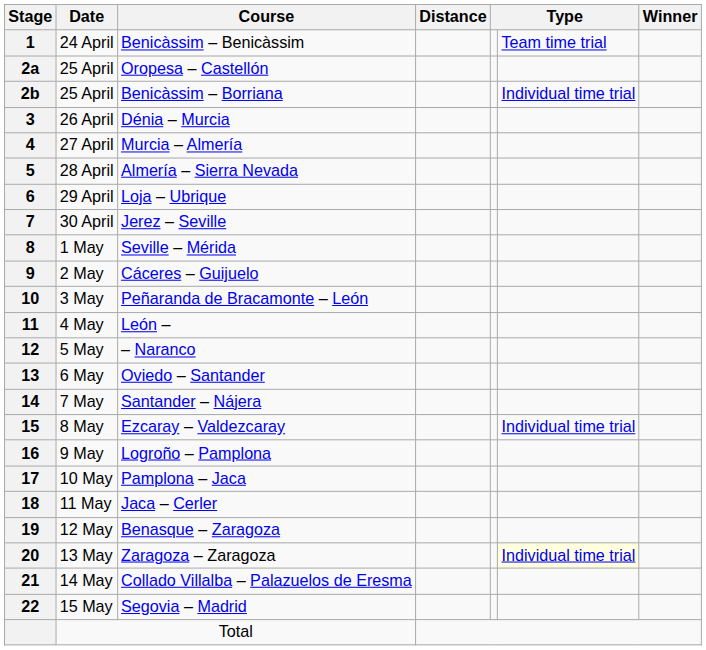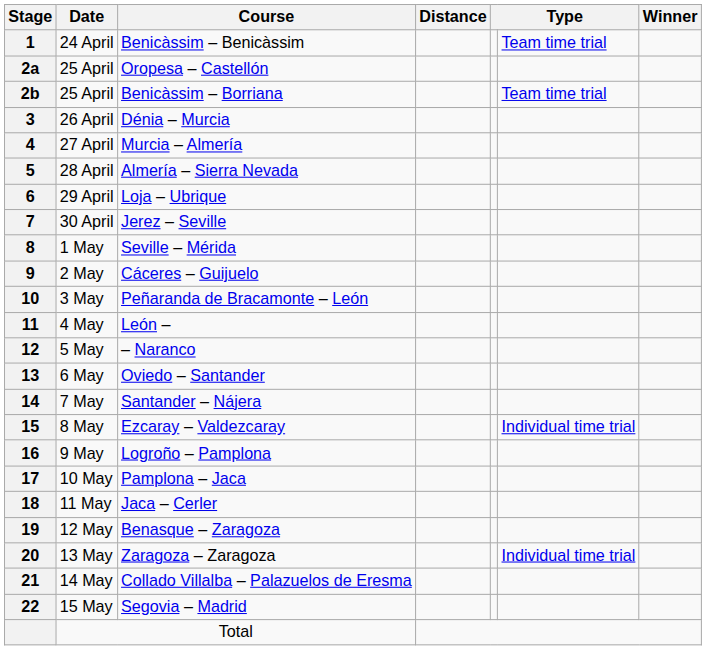(568, 94) Individual time trial -> (554, 94) Team time trial
(568, 555) lightyellow background -> (568, 555) no background
